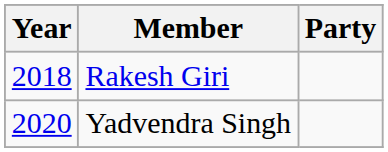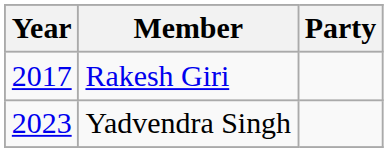(42, 75) 2018 -> (42, 75) 2017
(42, 123) 2020 -> (42, 123) 2023
